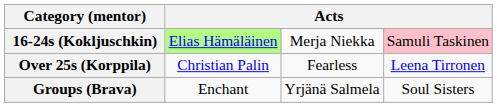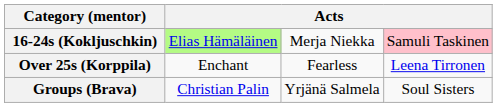(223, 65) Christian Palin -> (223, 65) Enchant
(223, 89) Enchant -> (223, 89) Christian Palin
